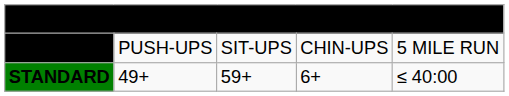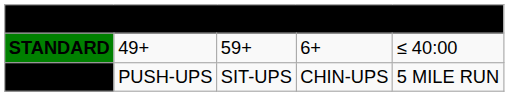rows swapped: (45, 47) <-> (59, 76)
